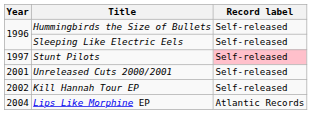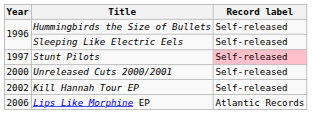(18, 72) 2001 -> (18, 72) 2000
(18, 102) 2004 -> (18, 102) 2006
